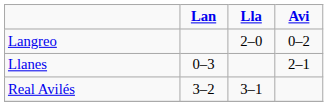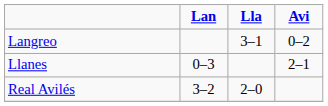(251, 41) 2–0 -> (251, 41) 3–1
(251, 89) 3–1 -> (251, 89) 2–0
